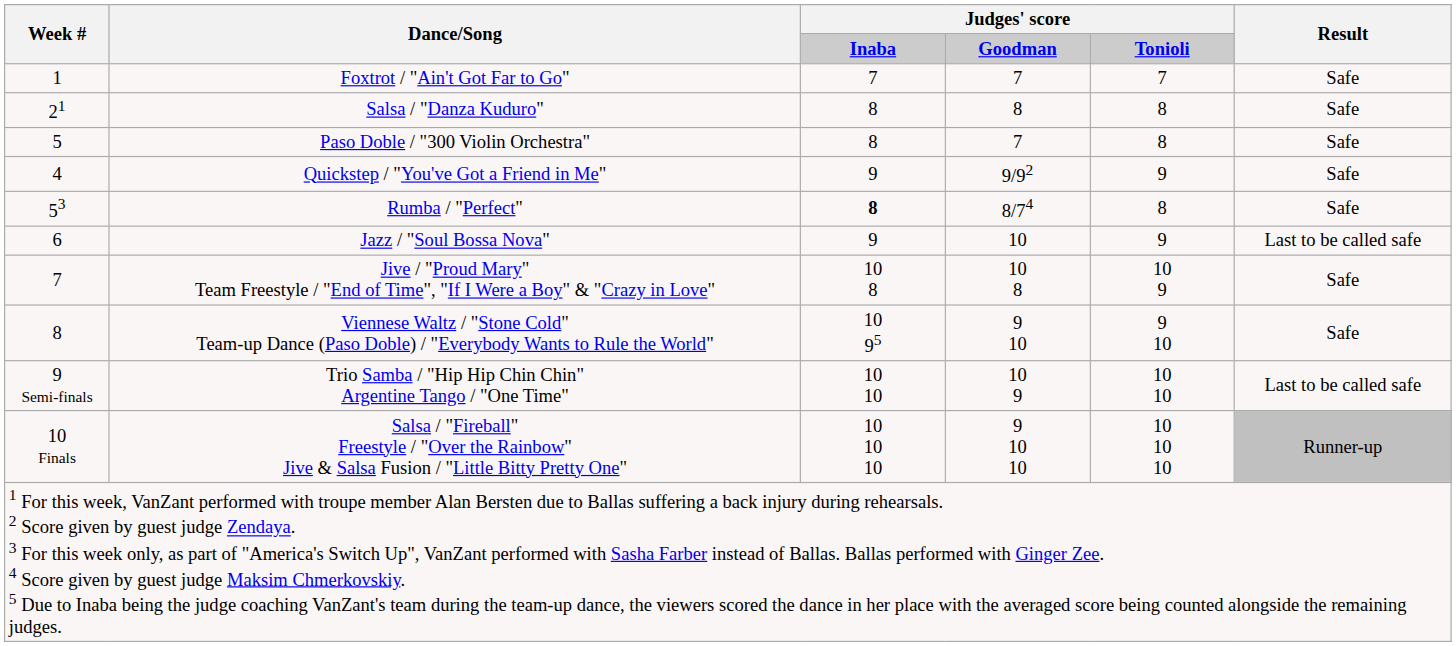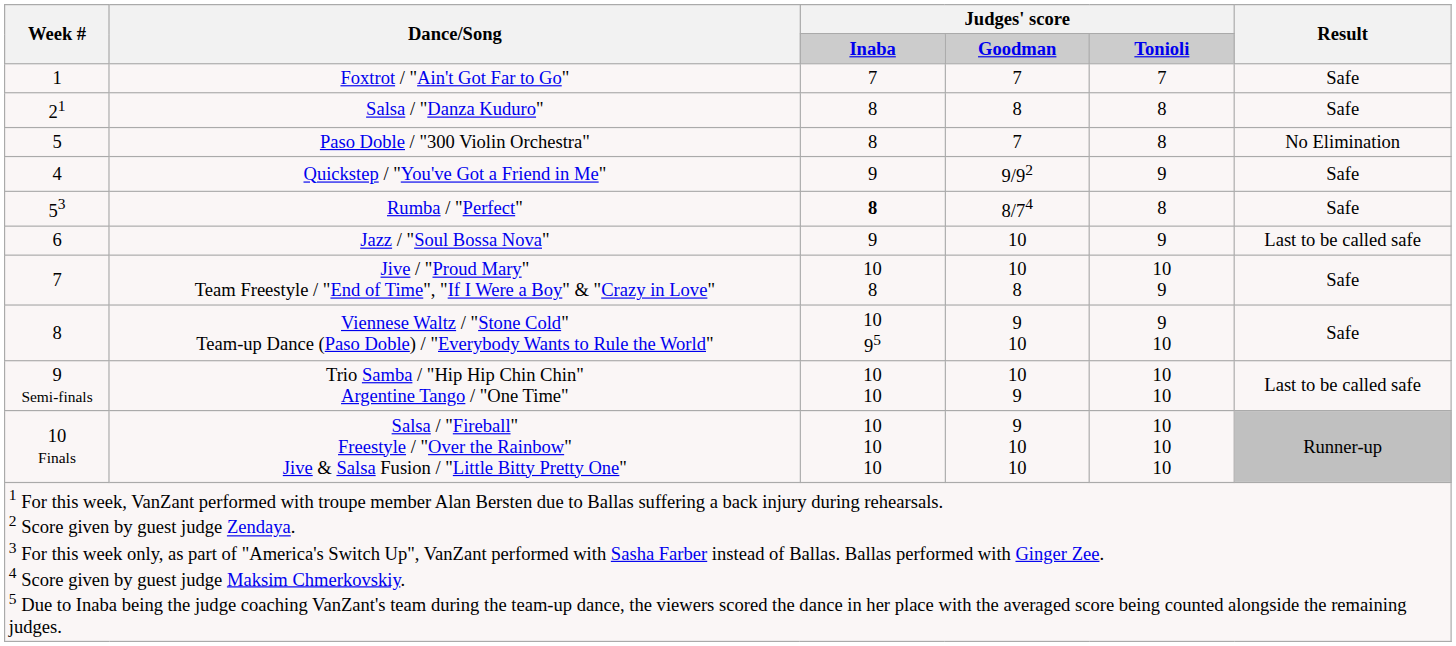(1343, 141) Safe -> (1343, 141) No Elimination
